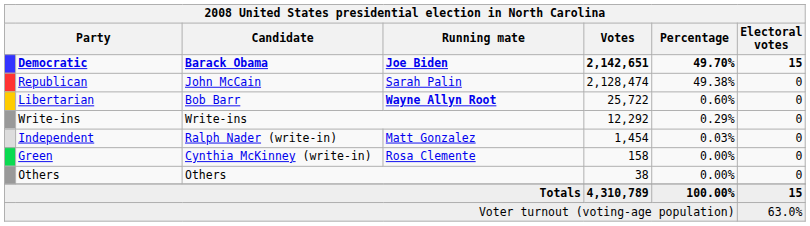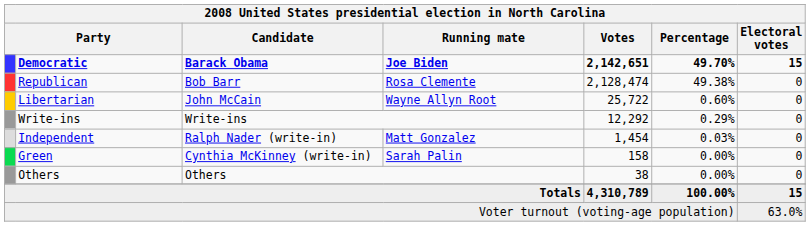(223, 83) John McCain -> (213, 83) Bob Barr
(424, 83) Sarah Palin -> (431, 83) Rosa Clemente
(213, 101) Bob Barr -> (223, 101) John McCain
(441, 101) bold -> (441, 101) normal
(431, 157) Rosa Clemente -> (424, 157) Sarah Palin
